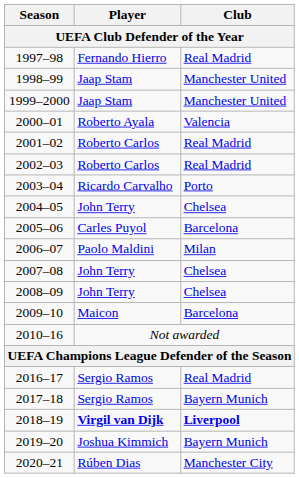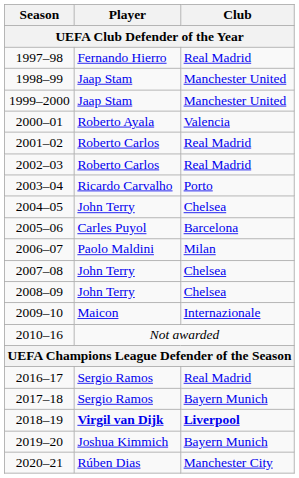(211, 313) Barcelona -> (222, 313) Internazionale
